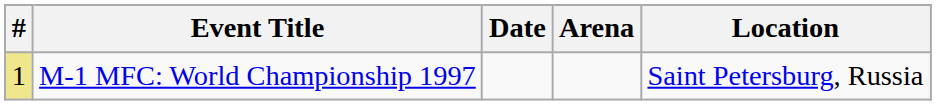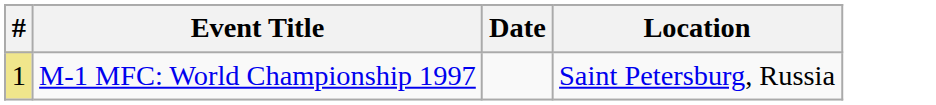- column: (597, 28)
